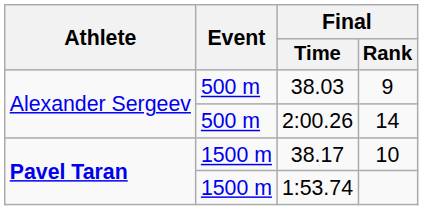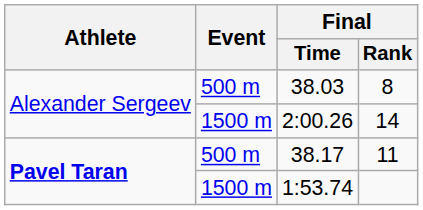(387, 87) 9 -> (387, 87) 8
(230, 121) 500 m -> (236, 121) 1500 m
(236, 155) 1500 m -> (230, 155) 500 m
(387, 155) 10 -> (387, 155) 11
